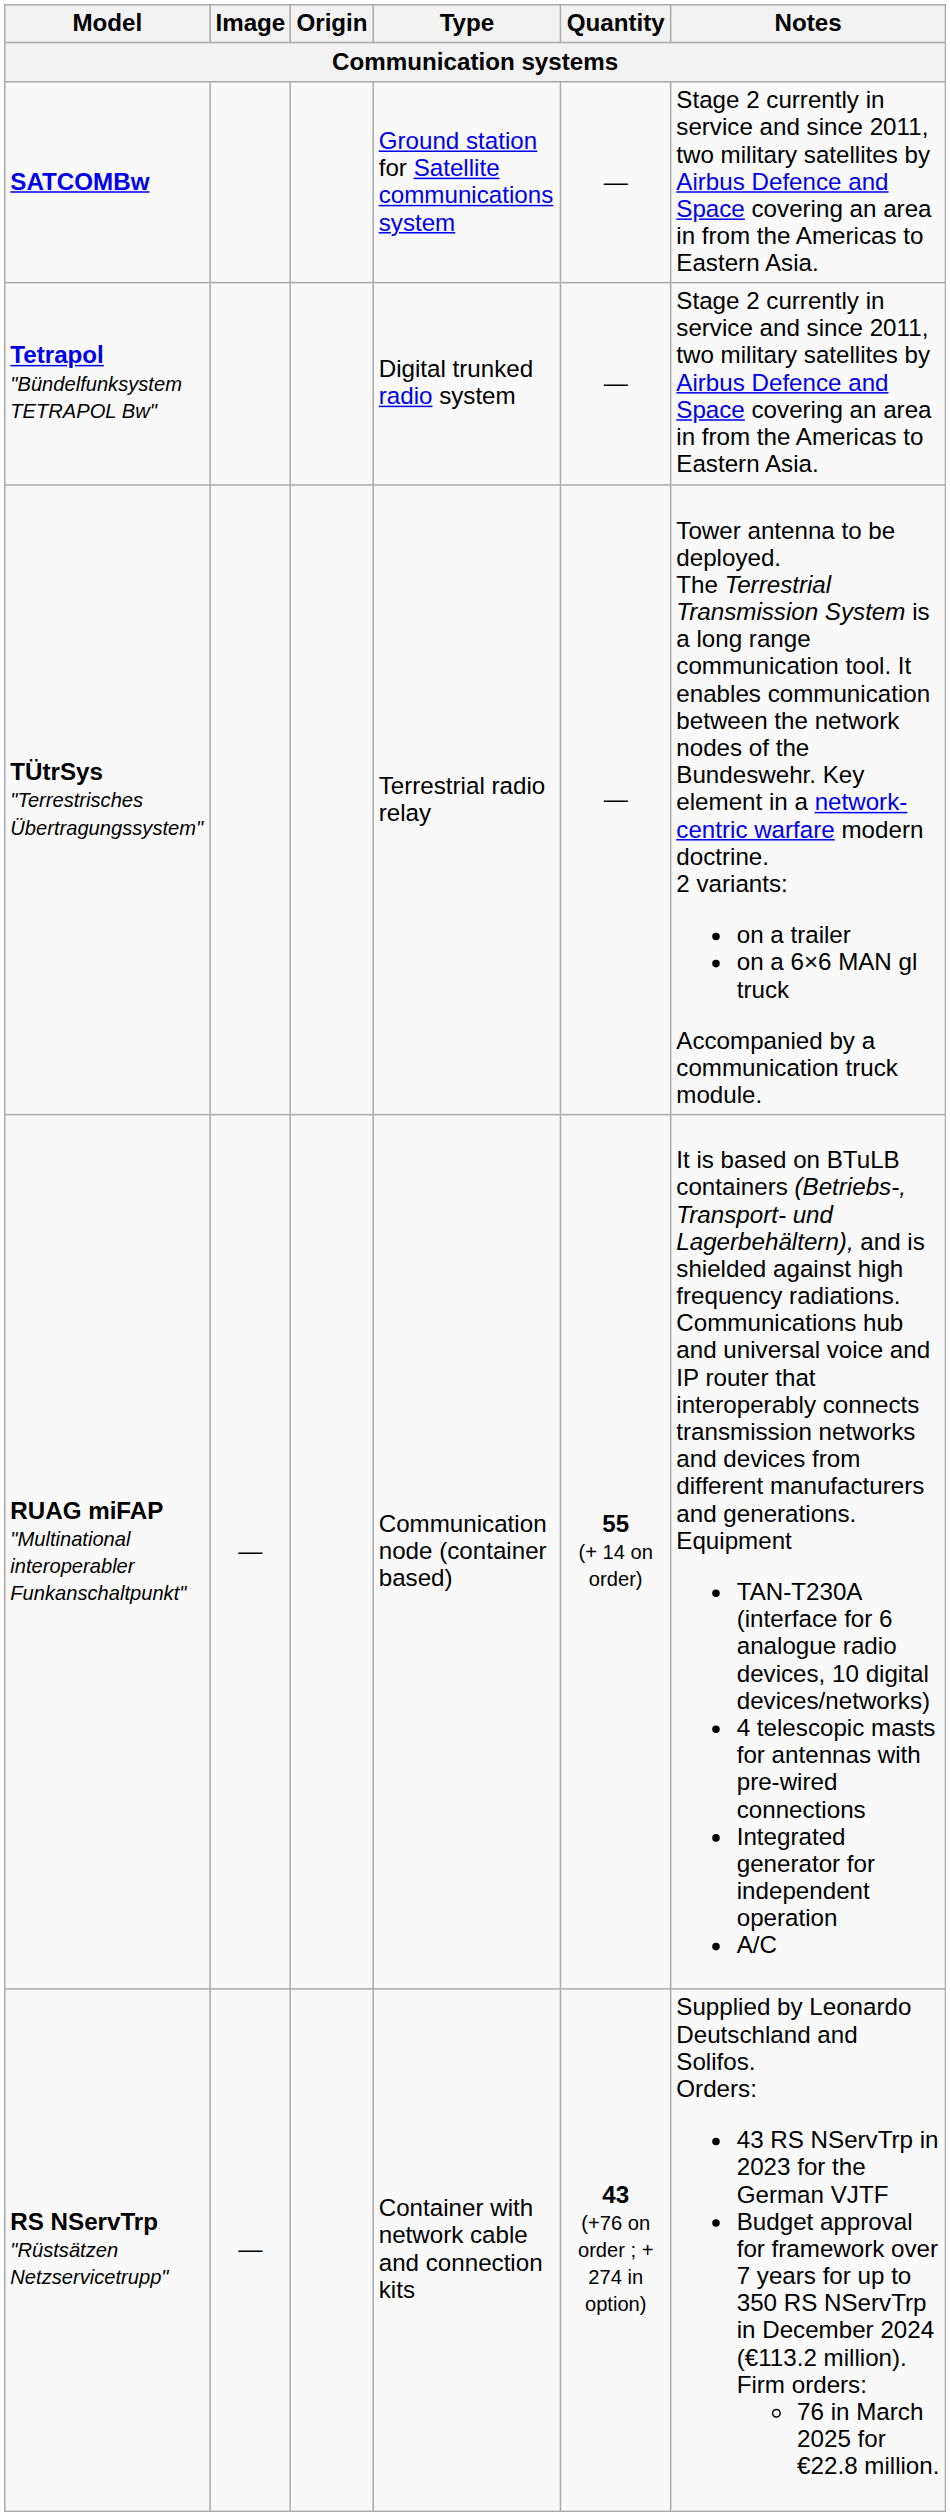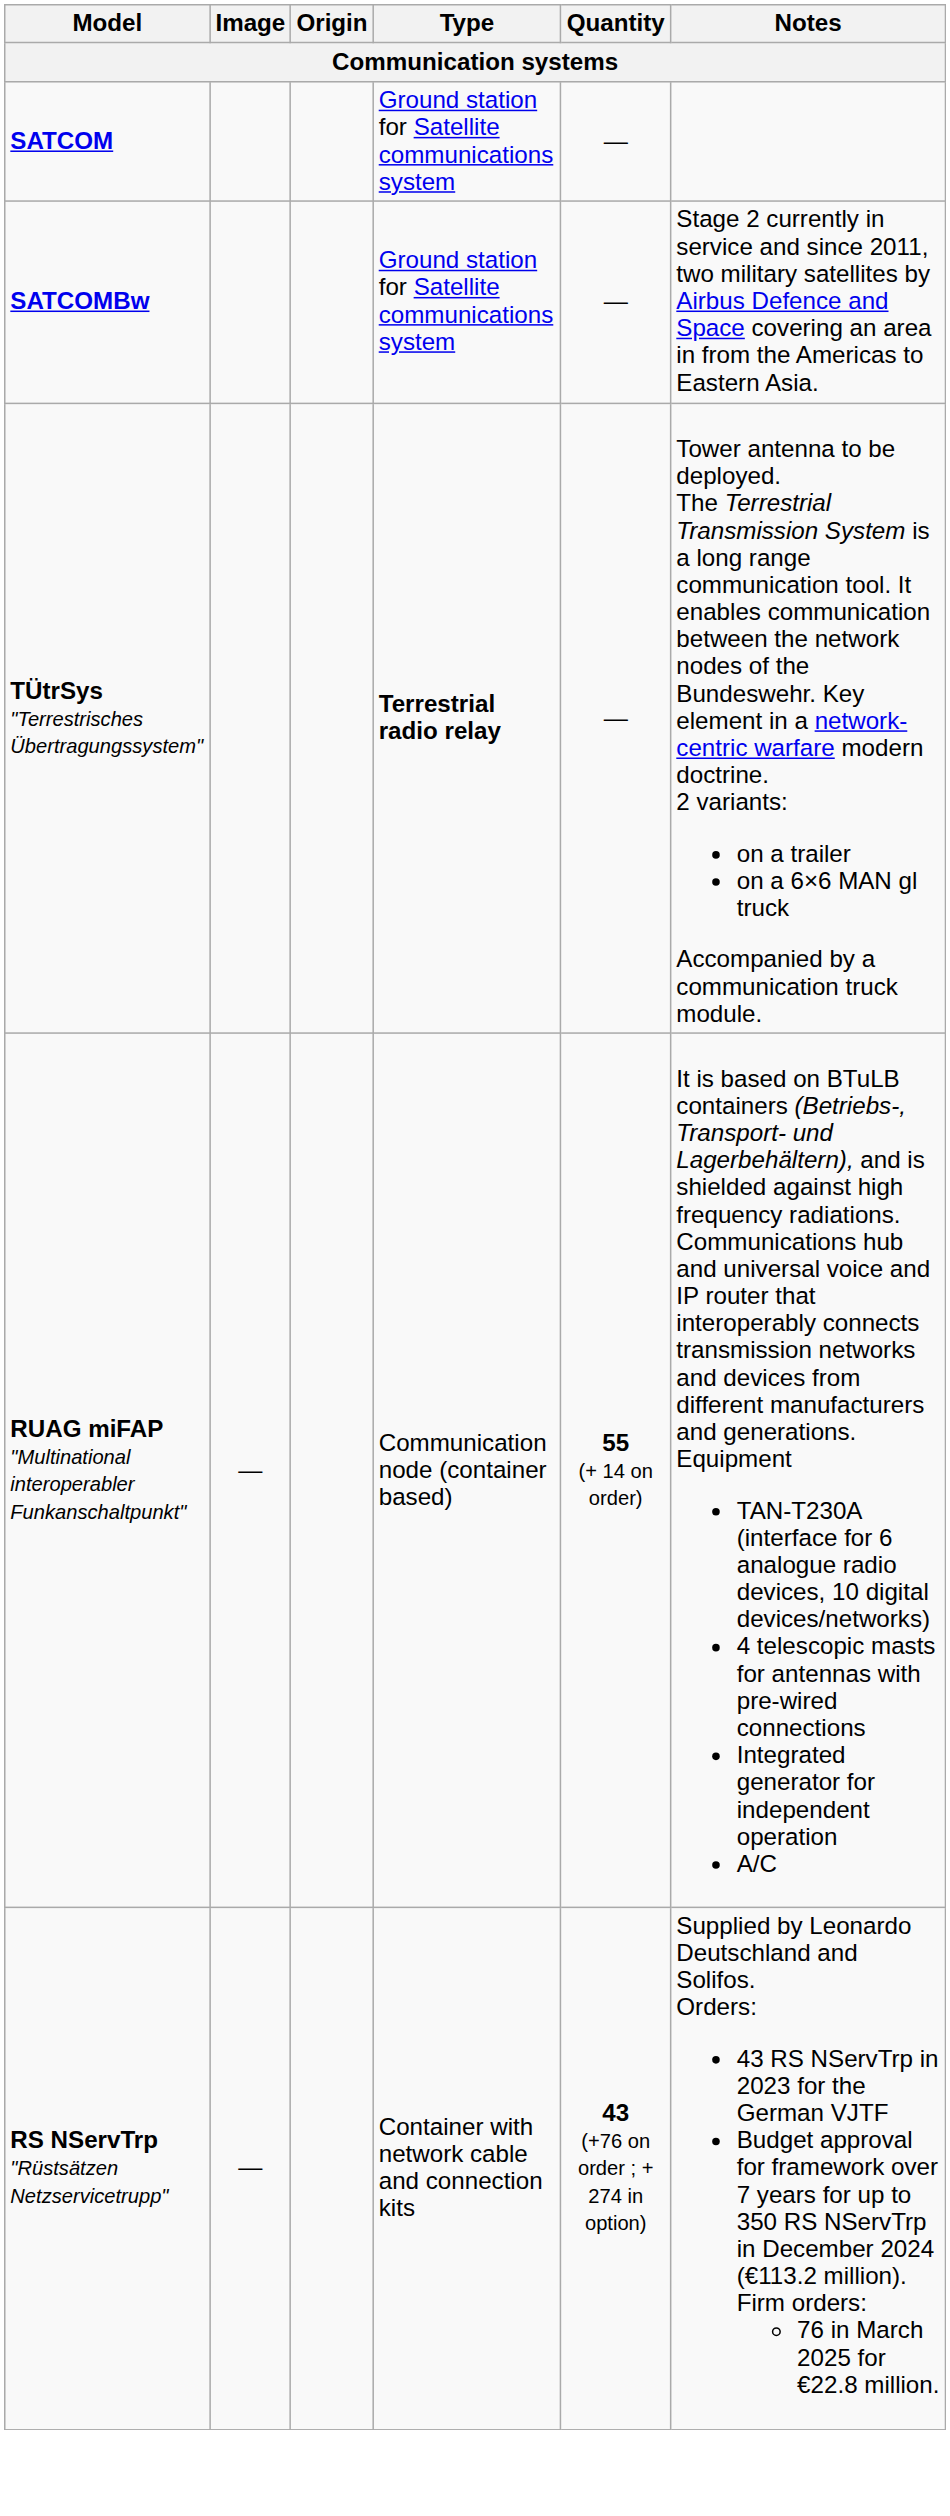+ row: (62, 141)
- row: (96, 383)
(462, 799) normal -> (440, 717) bold
